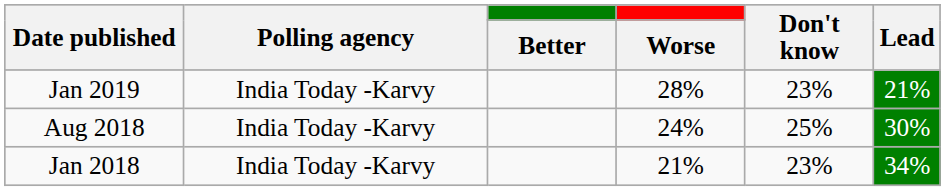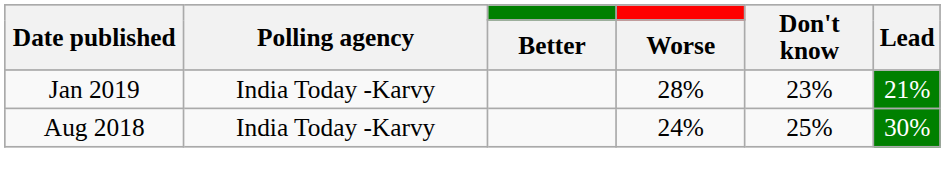- row: (94, 166)
